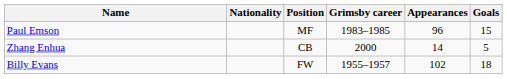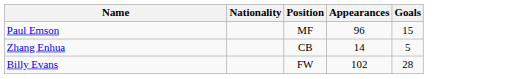- column: (366, 13)
(486, 64) 18 -> (408, 64) 28
